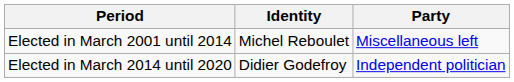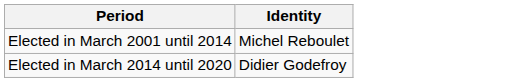- column: (431, 16)
